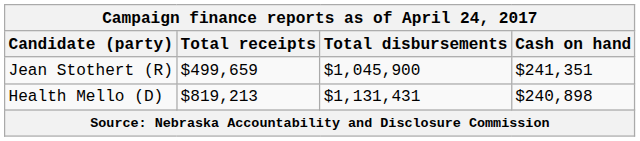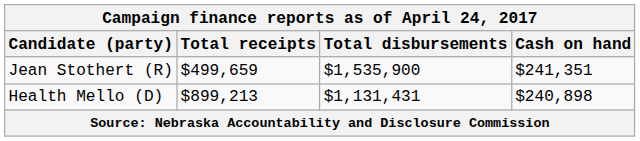(372, 70) $1,045,900 -> (372, 70) $1,535,900
(219, 97) $819,213 -> (219, 97) $899,213
